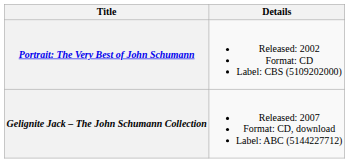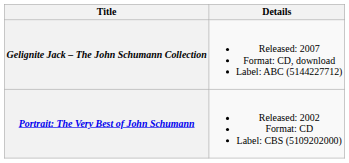rows swapped: (107, 54) <-> (107, 123)
